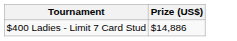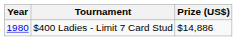+ column: (18, 12)
